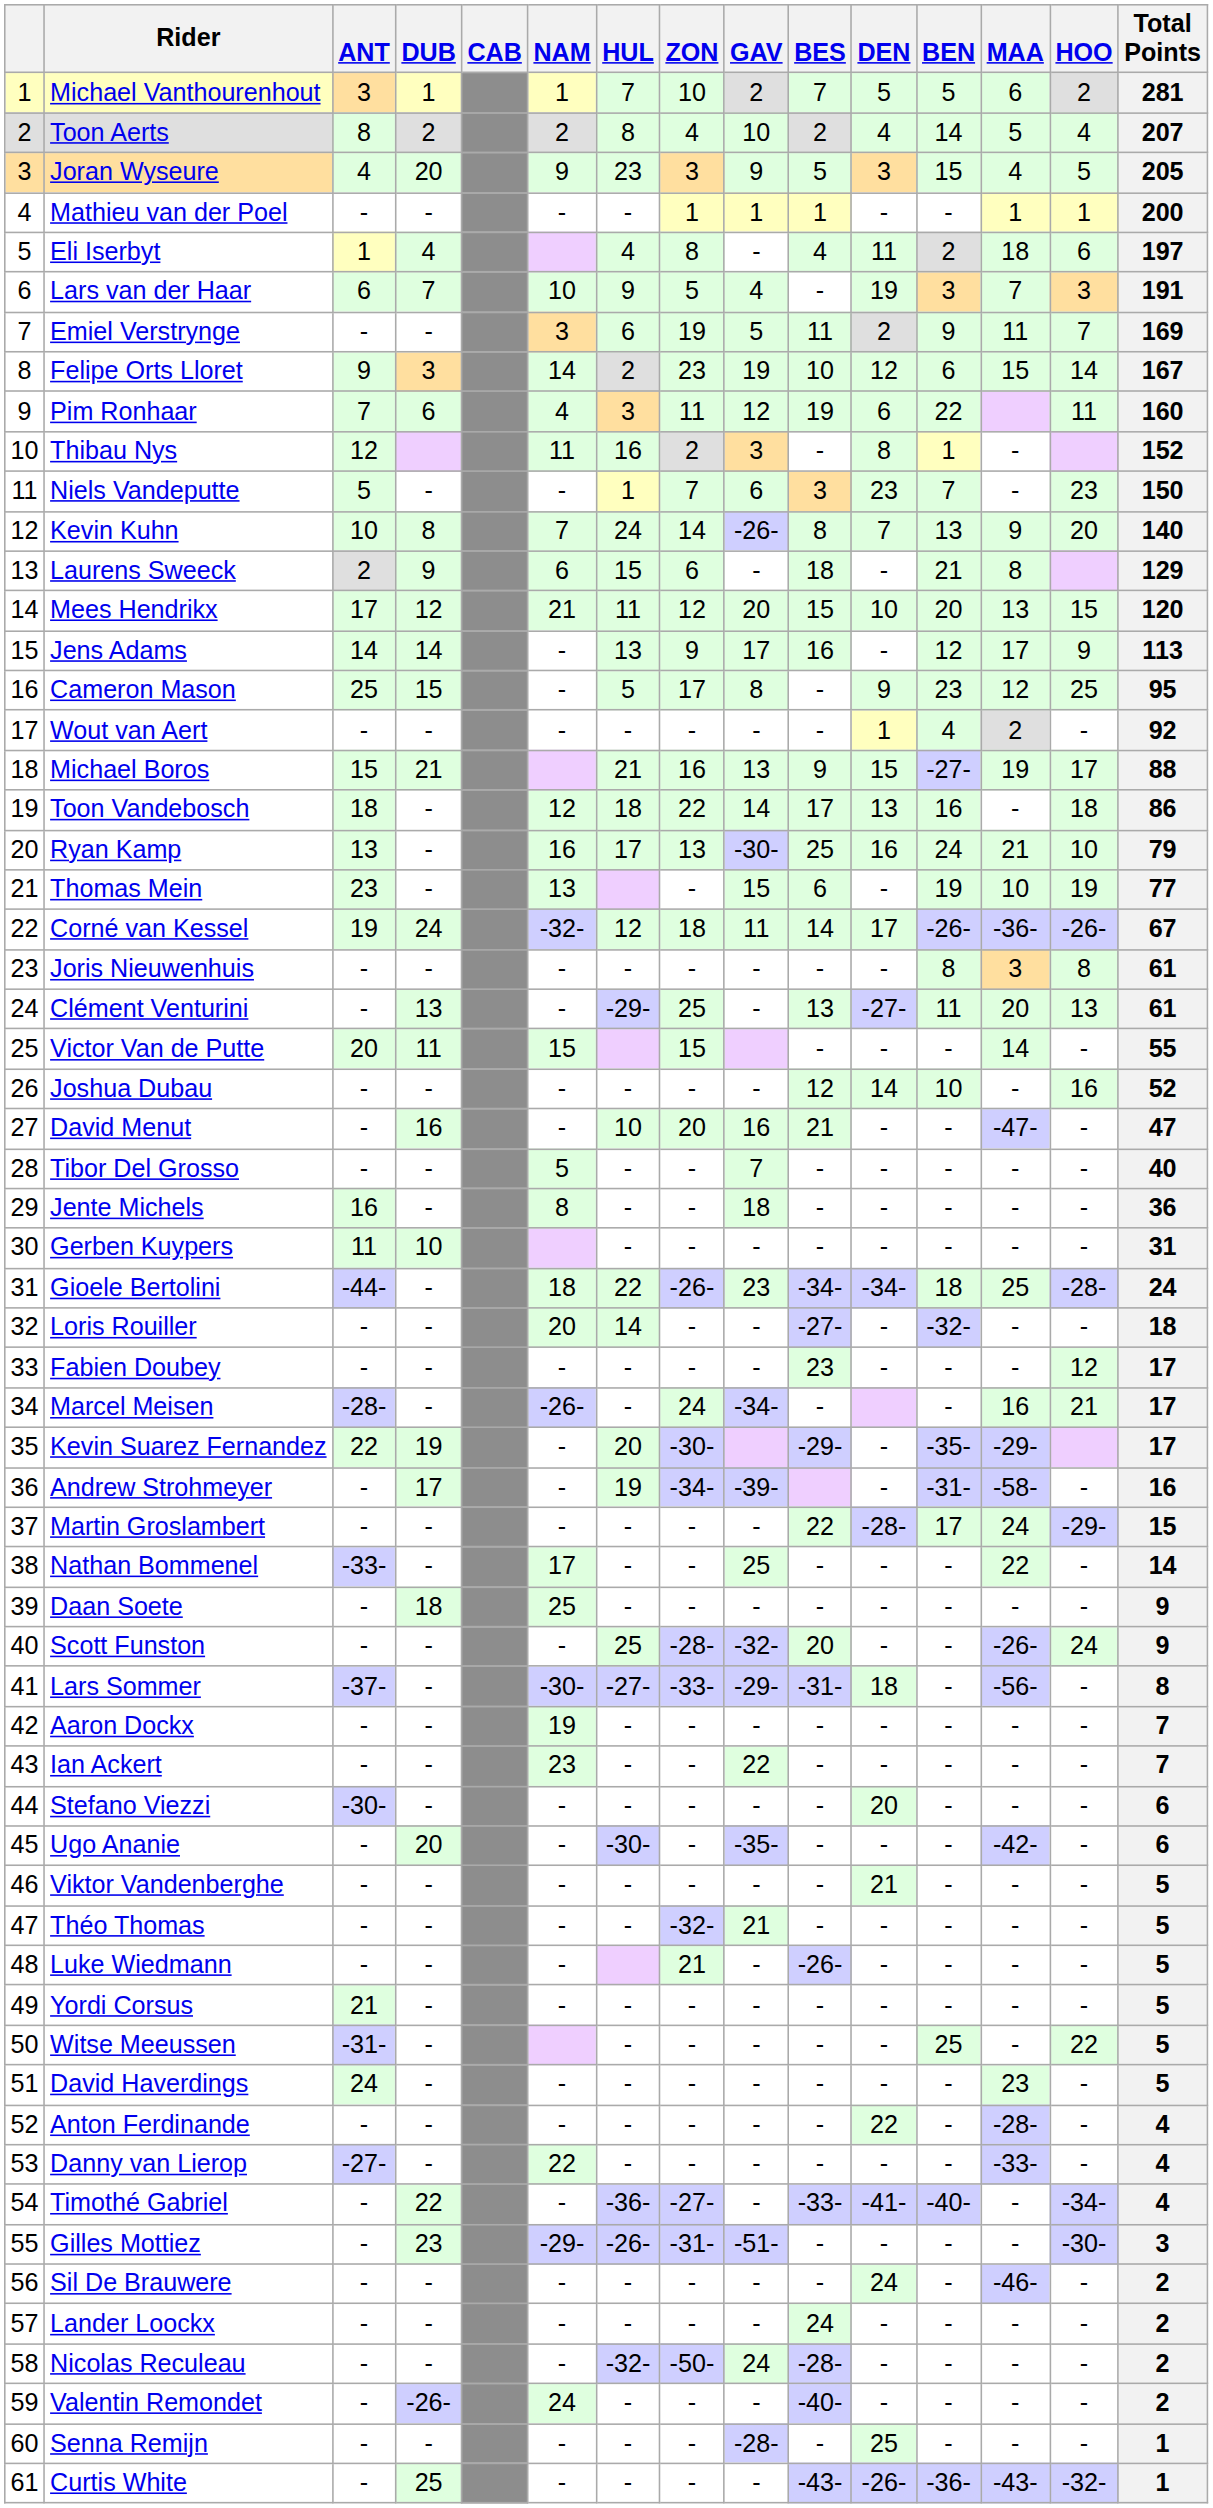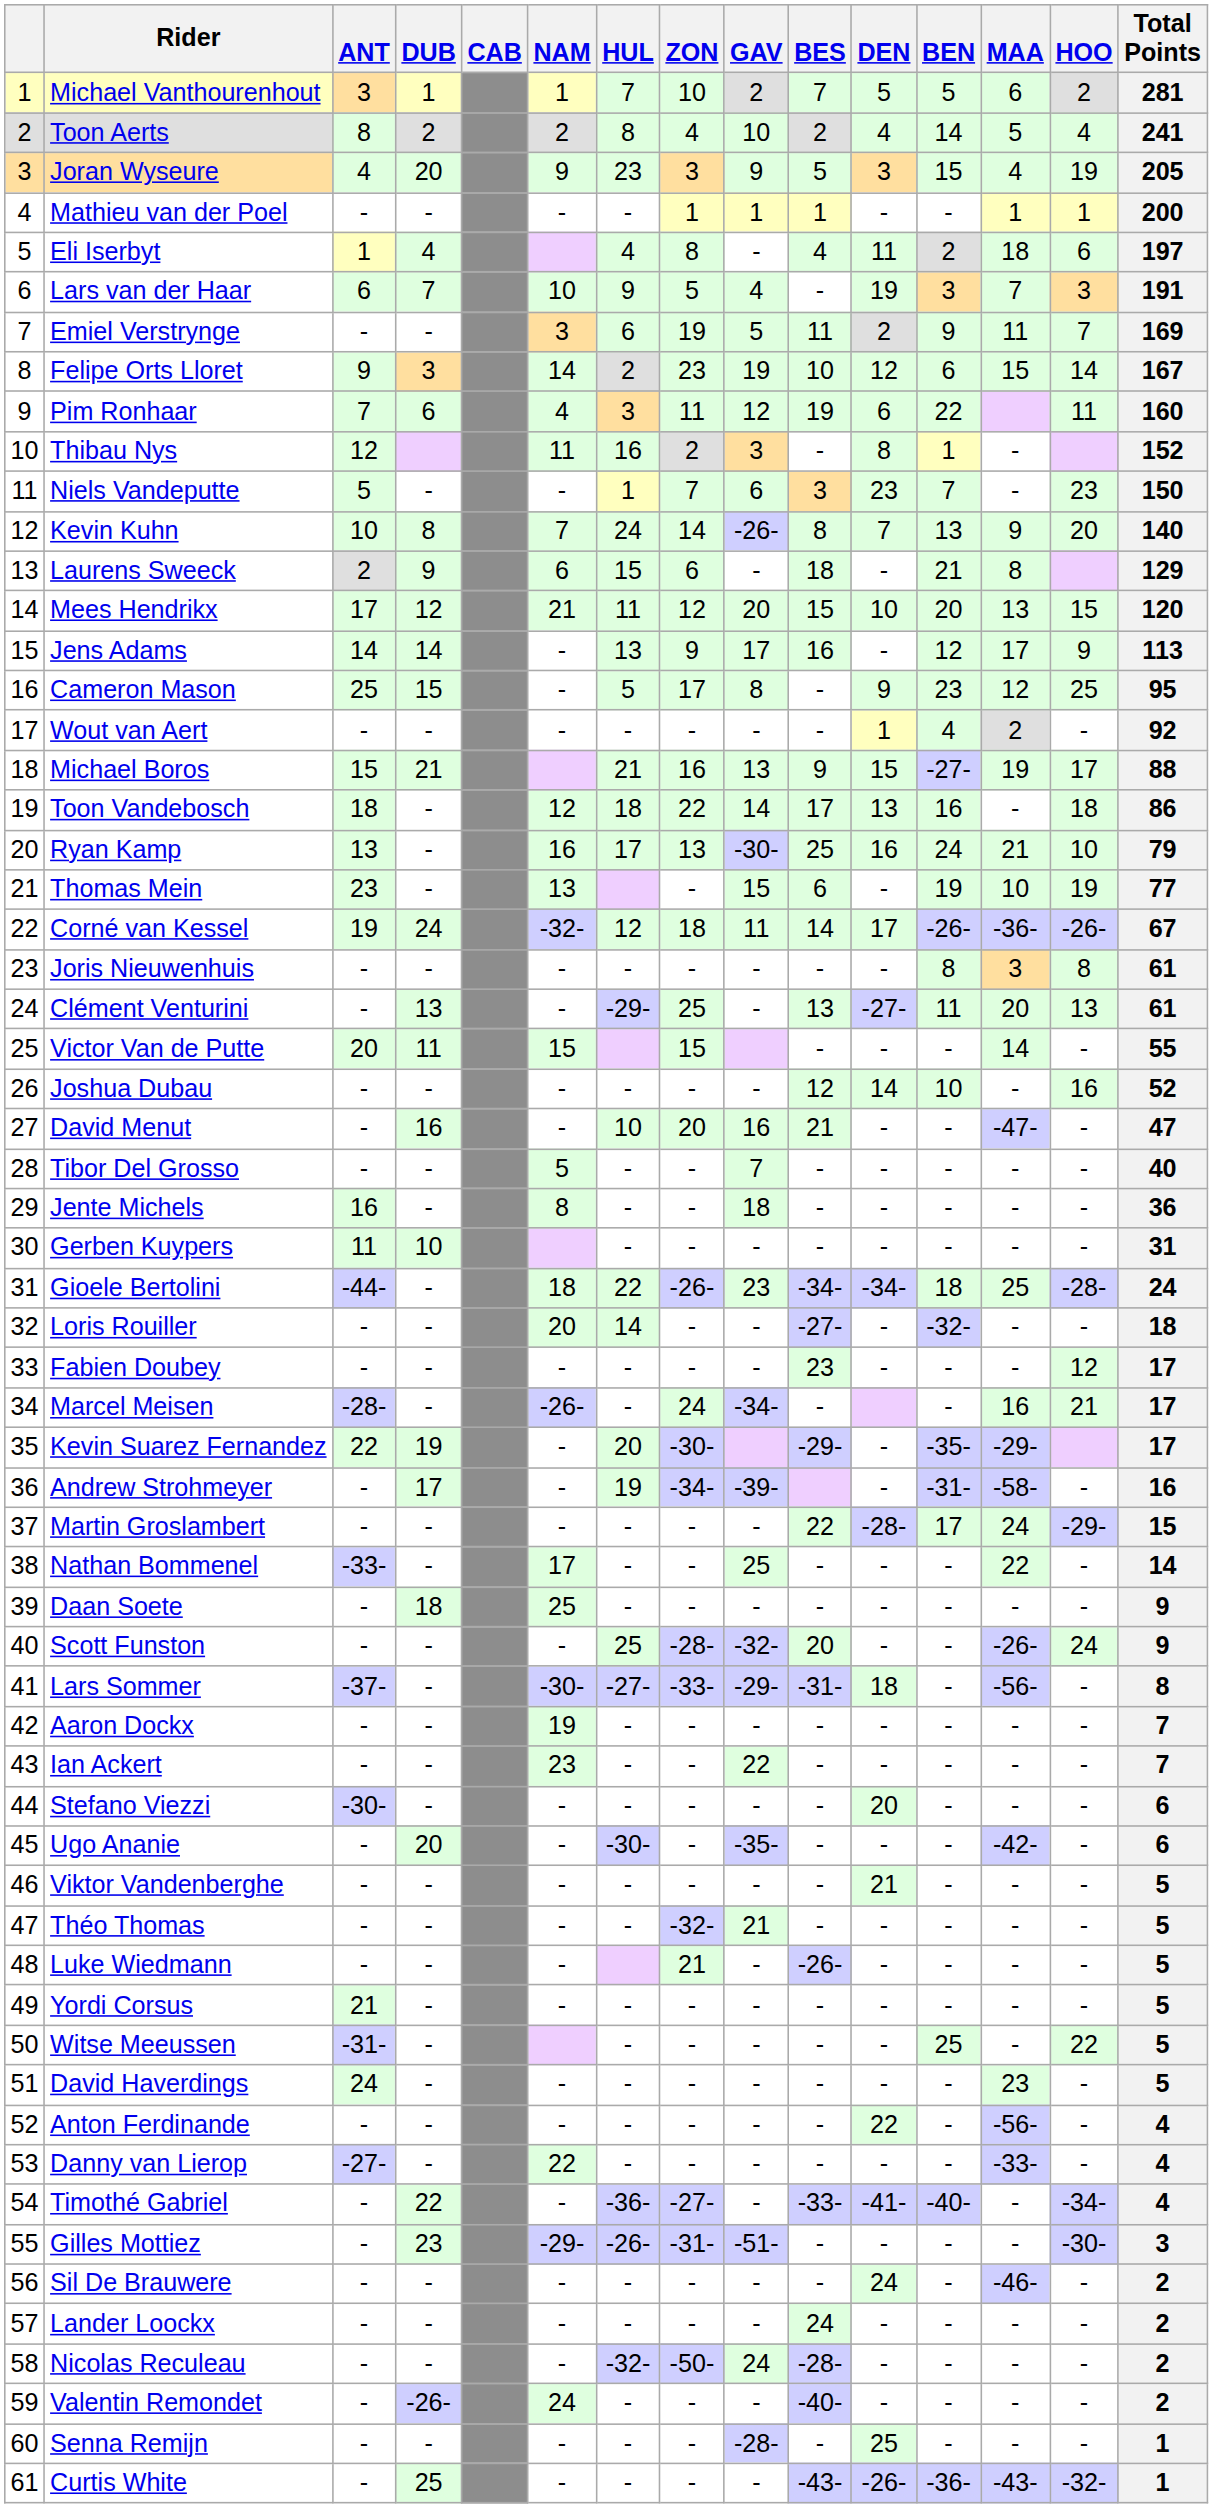(1163, 132) 207 -> (1163, 132) 241
(1084, 172) 5 -> (1084, 172) 19
(1015, 2124) -28- -> (1015, 2124) -56-
